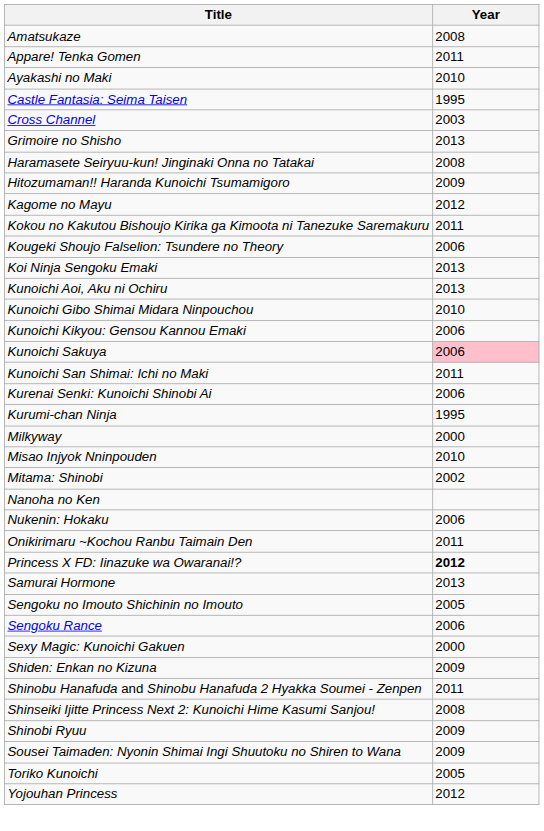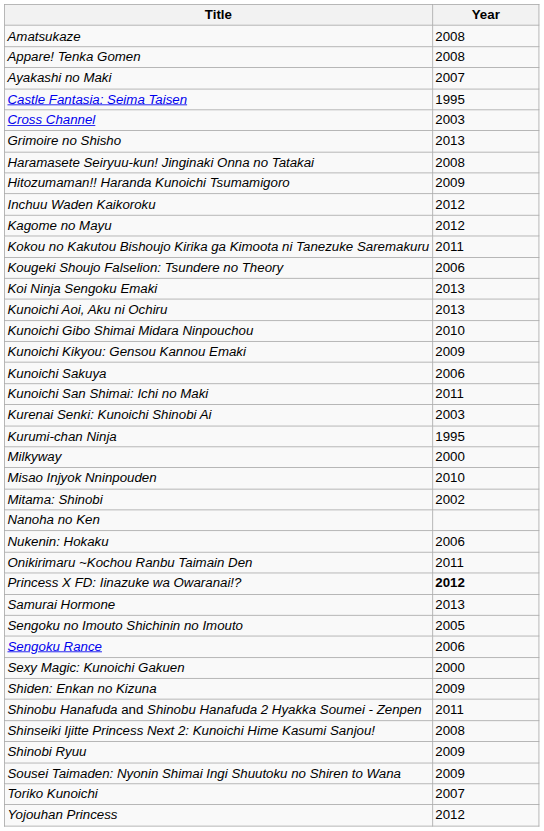(450, 57) 2011 -> (450, 57) 2008
(450, 78) 2010 -> (450, 78) 2007
+ row: (82, 204)
(450, 330) 2006 -> (450, 352) 2009
(450, 352) pink background -> (450, 373) no background
(450, 394) 2006 -> (450, 415) 2003
(450, 773) 2005 -> (450, 794) 2007
